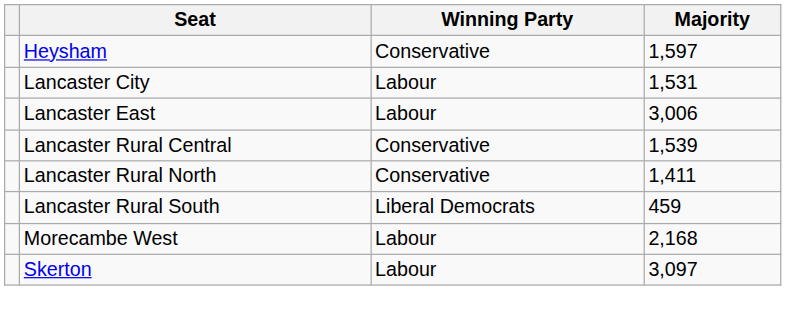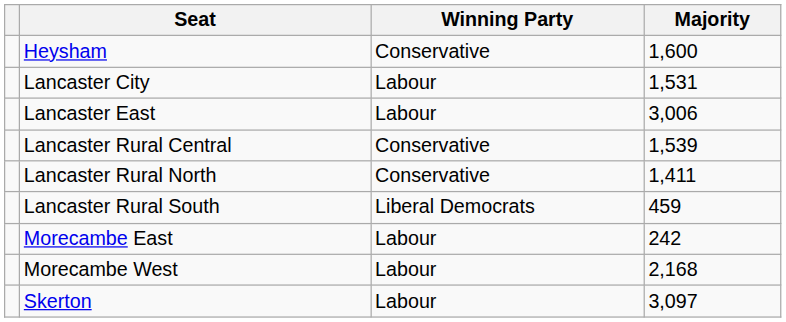(673, 51) 1,597 -> (673, 51) 1,600
+ row: (98, 238)
